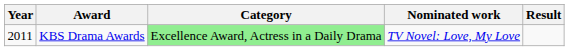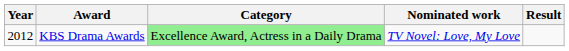(20, 35) 2011 -> (20, 35) 2012
